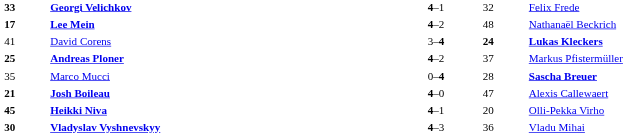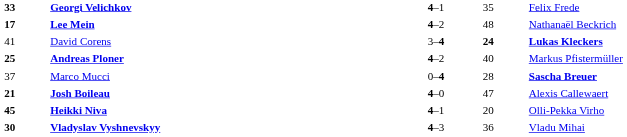(488, 7) 32 -> (488, 7) 35
(488, 59) 37 -> (488, 59) 40
(10, 76) 35 -> (10, 76) 37
